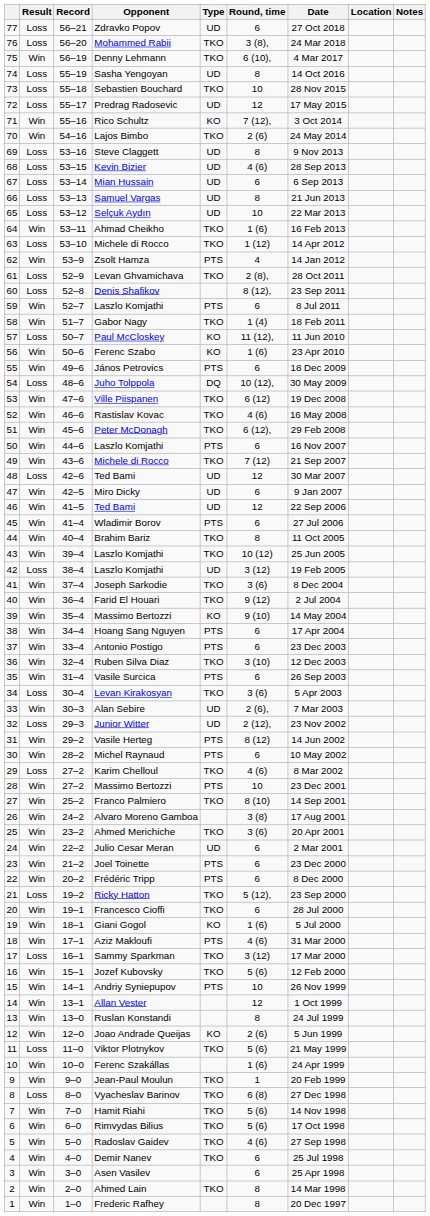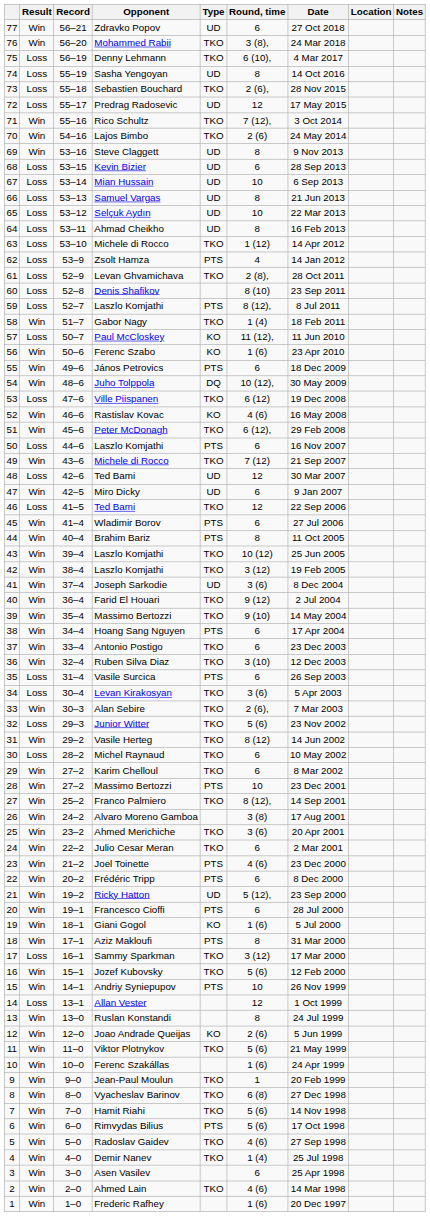(37, 27) Loss -> (37, 27) Win
(37, 43) Loss -> (37, 43) Win
(37, 58) Win -> (37, 58) Loss
(257, 89) 10 -> (257, 89) 2 (6),
(214, 120) KO -> (214, 120) TKO
(37, 151) Loss -> (37, 151) Win
(257, 167) 4 (6) -> (257, 167) 6
(257, 182) 6 -> (257, 182) 10
(37, 228) Win -> (37, 228) Loss
(214, 228) TKO -> (214, 228) UD
(257, 228) 1 (6) -> (257, 228) 8
(37, 259) Win -> (37, 259) Loss
(257, 290) 8 (12), -> (257, 290) 8 (10)
(37, 306) Win -> (37, 306) Loss
(257, 306) 6 -> (257, 306) 8 (12),
(37, 383) Loss -> (37, 383) Win
(37, 399) Win -> (37, 399) Loss
(214, 414) TKO -> (214, 414) KO
(37, 445) Win -> (37, 445) Loss
(37, 507) Win -> (37, 507) Loss
(214, 507) UD -> (214, 507) TKO
(214, 538) TKO -> (214, 538) PTS
(37, 569) Loss -> (37, 569) Win
(214, 569) UD -> (214, 569) TKO
(214, 584) TKO -> (214, 584) UD
(214, 615) KO -> (214, 615) TKO
(214, 646) PTS -> (214, 646) TKO
(37, 677) Win -> (37, 677) Loss
(214, 708) UD -> (214, 708) TKO
(214, 724) UD -> (214, 724) TKO
(257, 724) 2 (12), -> (257, 724) 5 (6)
(214, 739) PTS -> (214, 739) TKO
(37, 755) Win -> (37, 755) Loss
(214, 755) PTS -> (214, 755) TKO
(37, 770) Loss -> (37, 770) Win
(257, 770) 4 (6) -> (257, 770) 6
(257, 801) 8 (10) -> (257, 801) 8 (12),
(214, 848) UD -> (214, 848) TKO
(257, 863) 6 -> (257, 863) 4 (6)
(37, 894) Loss -> (37, 894) Win
(214, 894) TKO -> (214, 894) UD
(214, 910) TKO -> (214, 910) PTS
(257, 940) 4 (6) -> (257, 940) 8
(37, 1002) Win -> (37, 1002) Loss
(37, 1049) Loss -> (37, 1049) Win
(37, 1095) Loss -> (37, 1095) Win
(214, 1126) TKO -> (214, 1126) PTS
(257, 1157) 6 -> (257, 1157) 1 (4)
(257, 1188) 8 -> (257, 1188) 4 (6)
(257, 1204) 8 -> (257, 1204) 1 (6)
